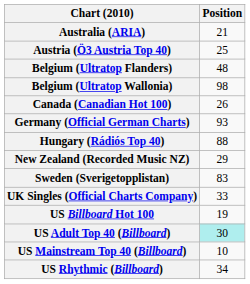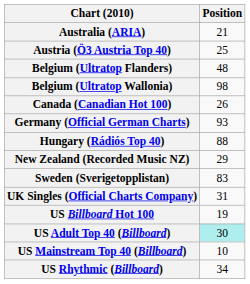(222, 196) 33 -> (222, 196) 31
